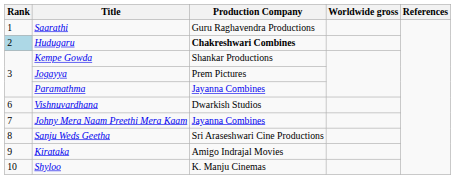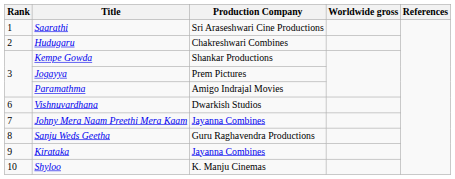(253, 27) Guru Raghavendra Productions -> (258, 27) Sri Araseshwari Cine Productions
(10, 43) lightblue background -> (10, 43) no background
(244, 43) bold -> (240, 43) normal
(228, 89) Jayanna Combines -> (238, 89) Amigo Indrajal Movies
(258, 136) Sri Araseshwari Cine Productions -> (253, 136) Guru Raghavendra Productions
(238, 151) Amigo Indrajal Movies -> (228, 151) Jayanna Combines
